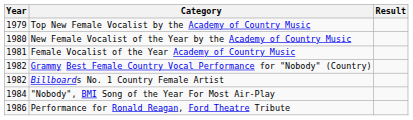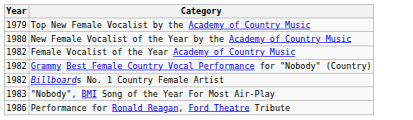- column: (391, 11)
(17, 53) 1981 -> (17, 53) 1982
(17, 94) 1984 -> (17, 94) 1983
